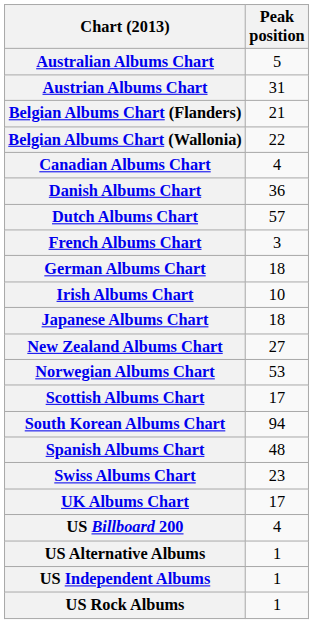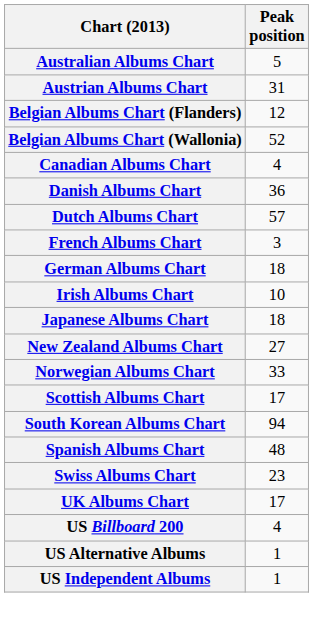(277, 113) 21 -> (277, 113) 12
(277, 139) 22 -> (277, 139) 52
(277, 372) 53 -> (277, 372) 33
- row: (125, 605)
